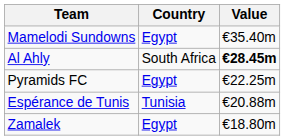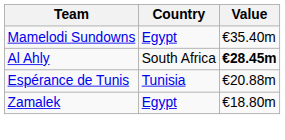- row: (47, 80)
